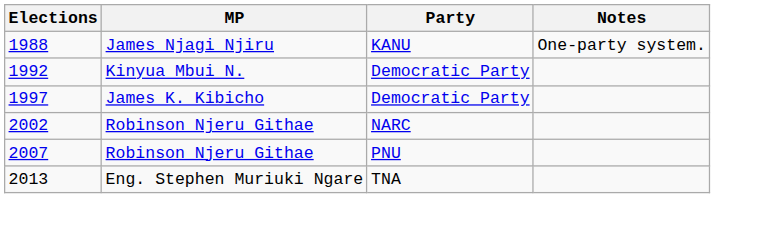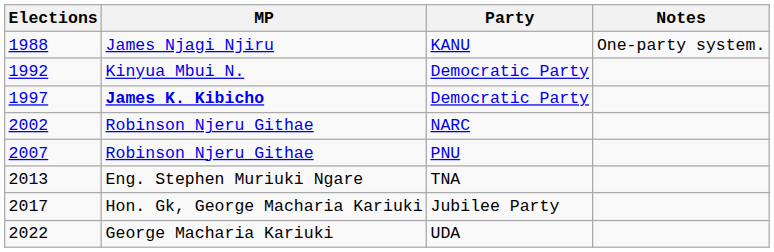(185, 99) normal -> (185, 99) bold
+ row: (28, 206)
+ row: (28, 233)
